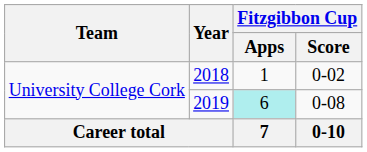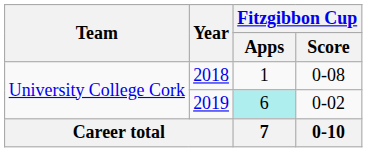(328, 75) 0-02 -> (328, 75) 0-08
(328, 103) 0-08 -> (328, 103) 0-02
